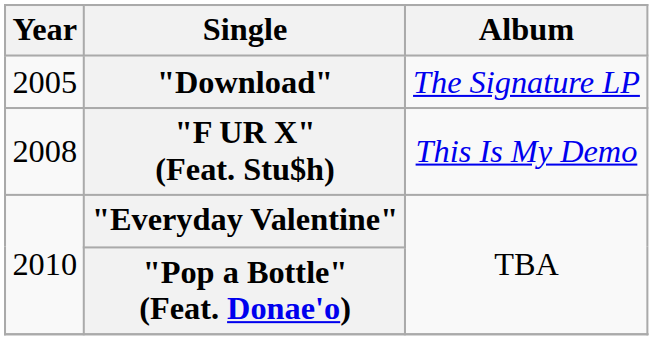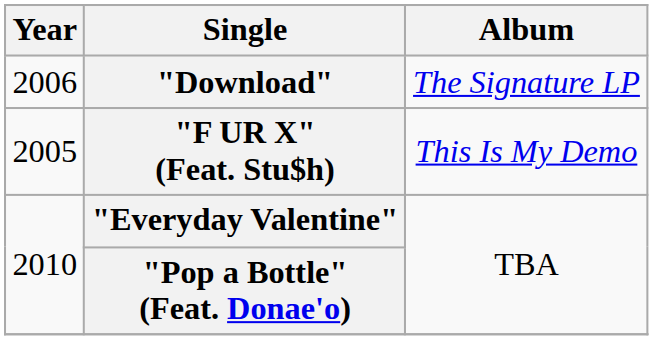(45, 81) 2005 -> (45, 81) 2006
(45, 150) 2008 -> (45, 150) 2005
